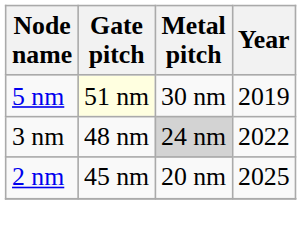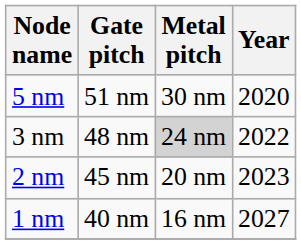(117, 95) lightyellow background -> (117, 95) no background
(264, 95) 2019 -> (264, 95) 2020
(264, 177) 2025 -> (264, 177) 2023
+ row: (38, 218)
